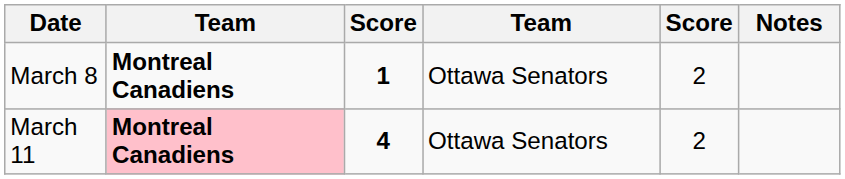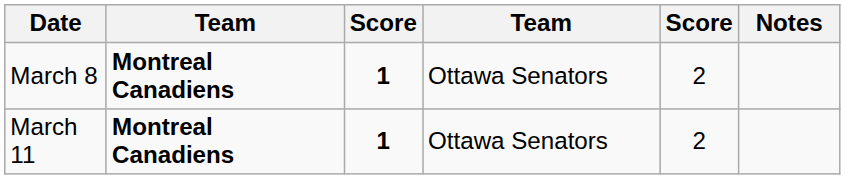(173, 141) pink background -> (173, 141) no background
(383, 141) 4 -> (383, 141) 1
